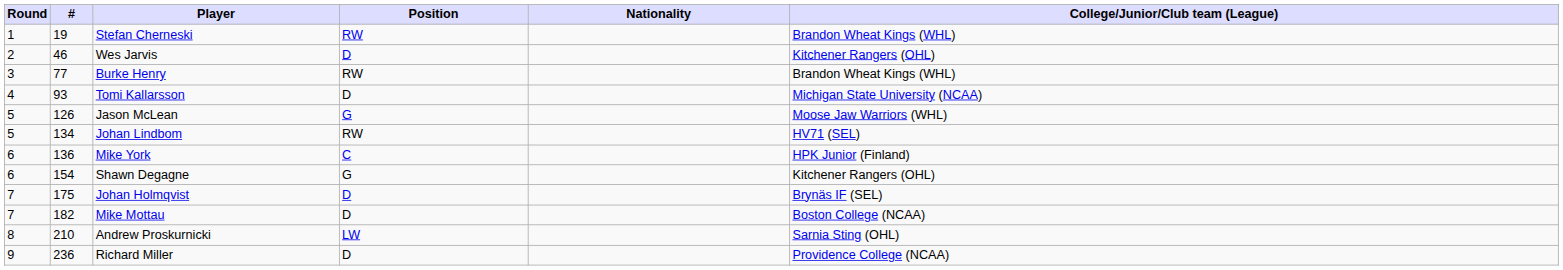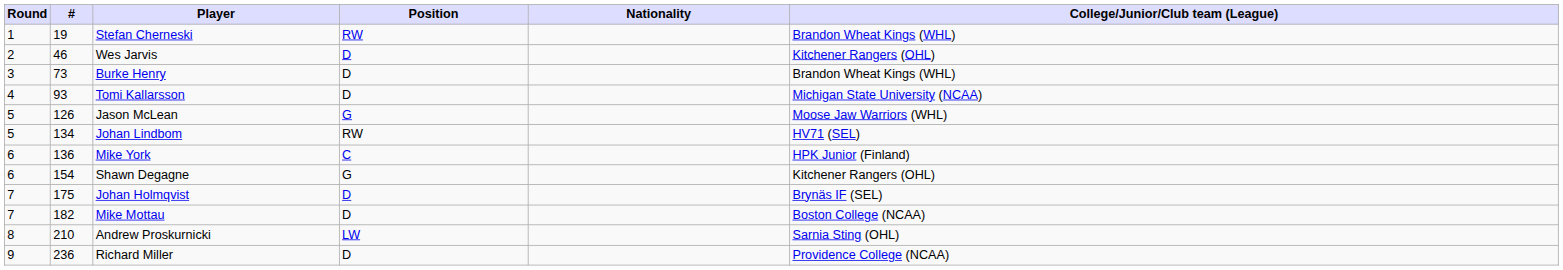(60, 74) 77 -> (60, 74) 73
(353, 74) RW -> (347, 74) D
